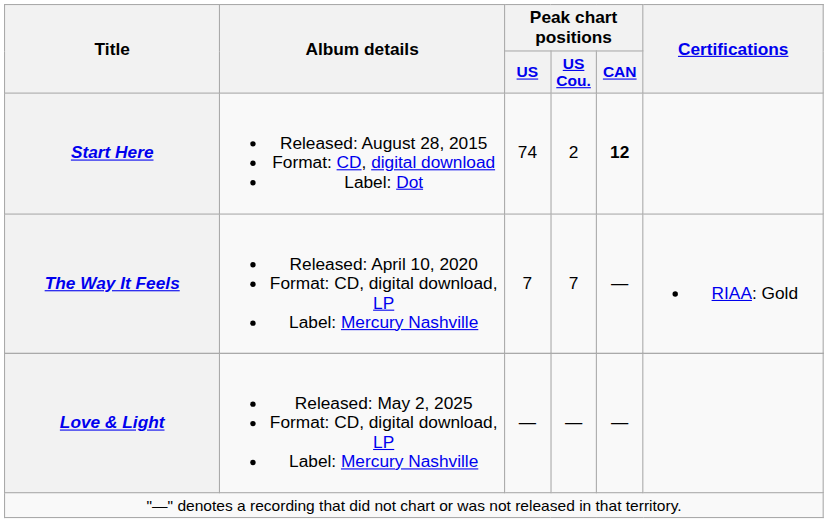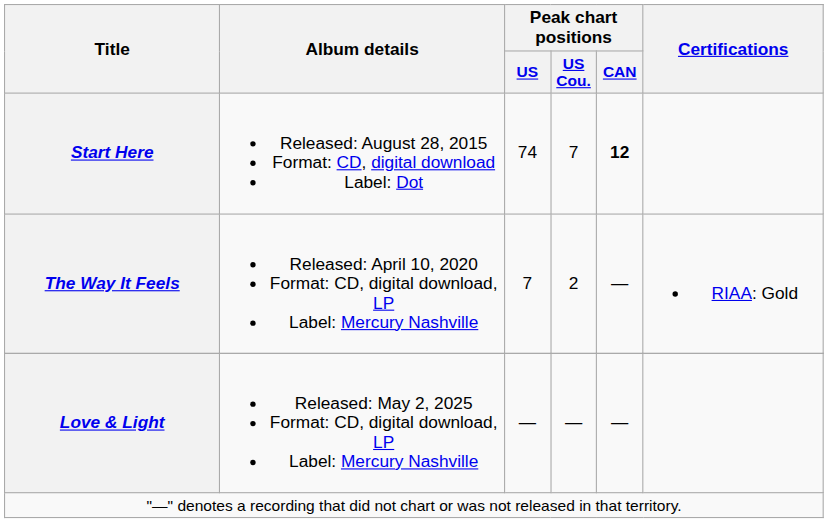(574, 153) 2 -> (574, 153) 7
(574, 283) 7 -> (574, 283) 2
